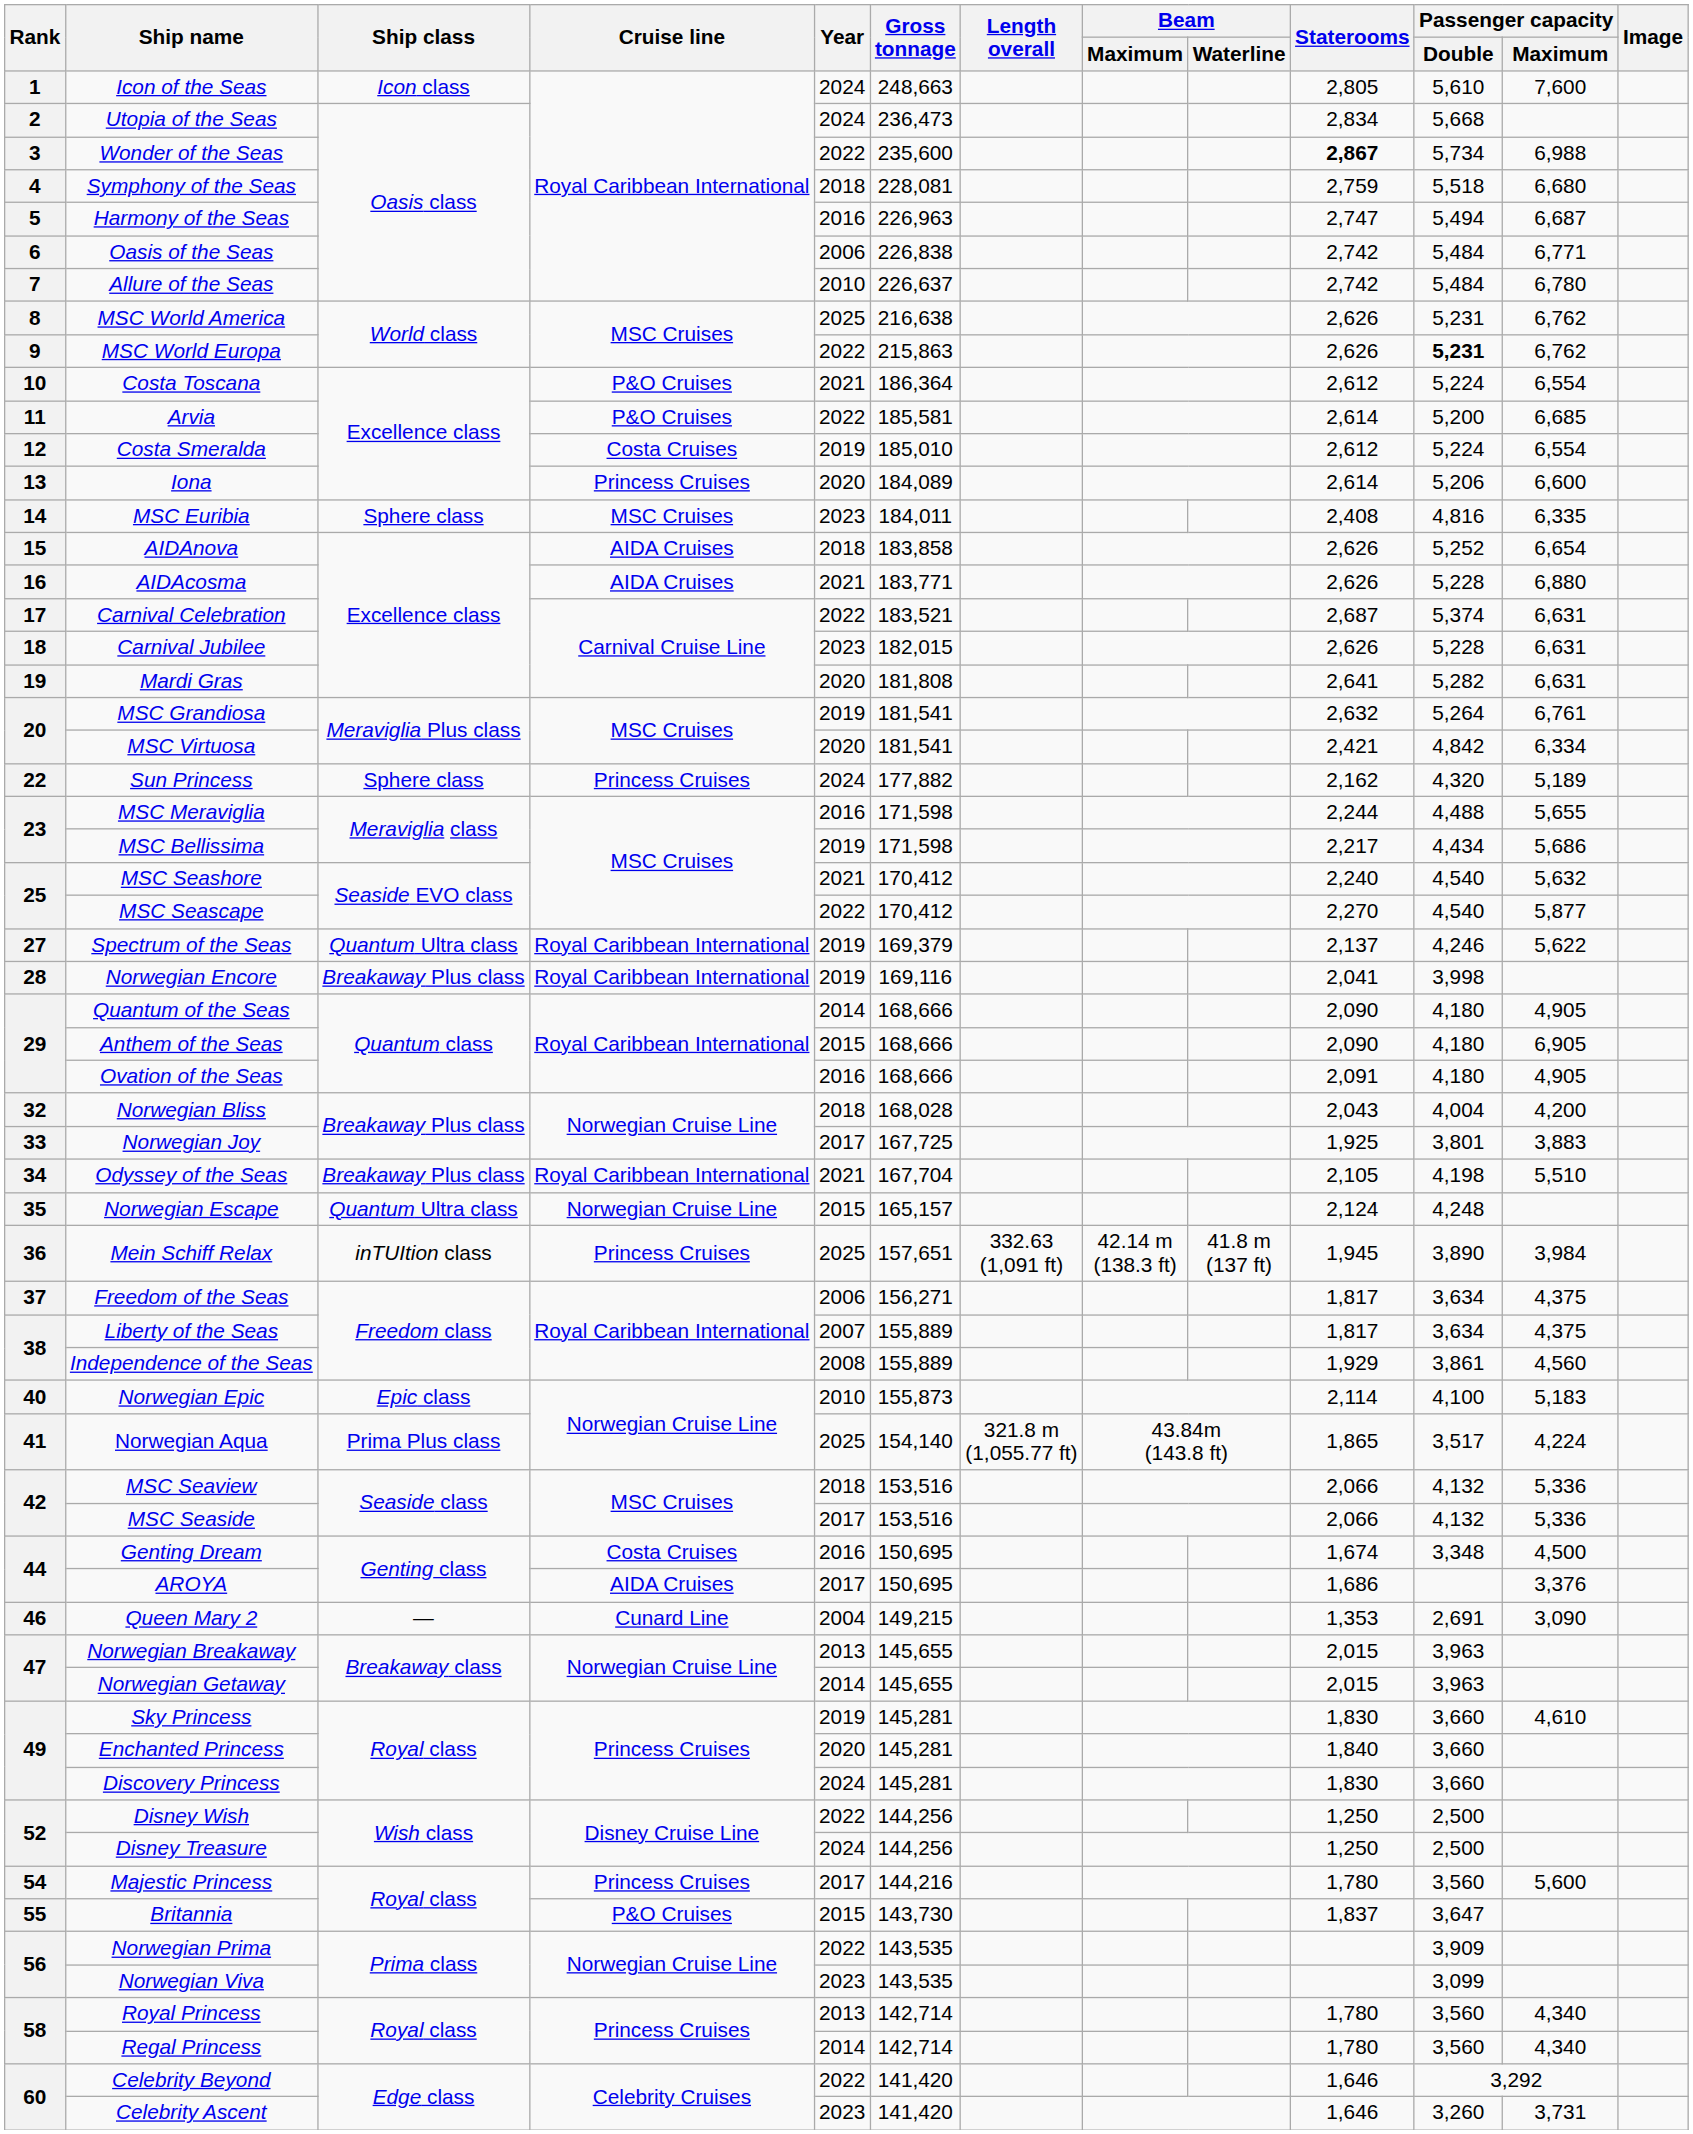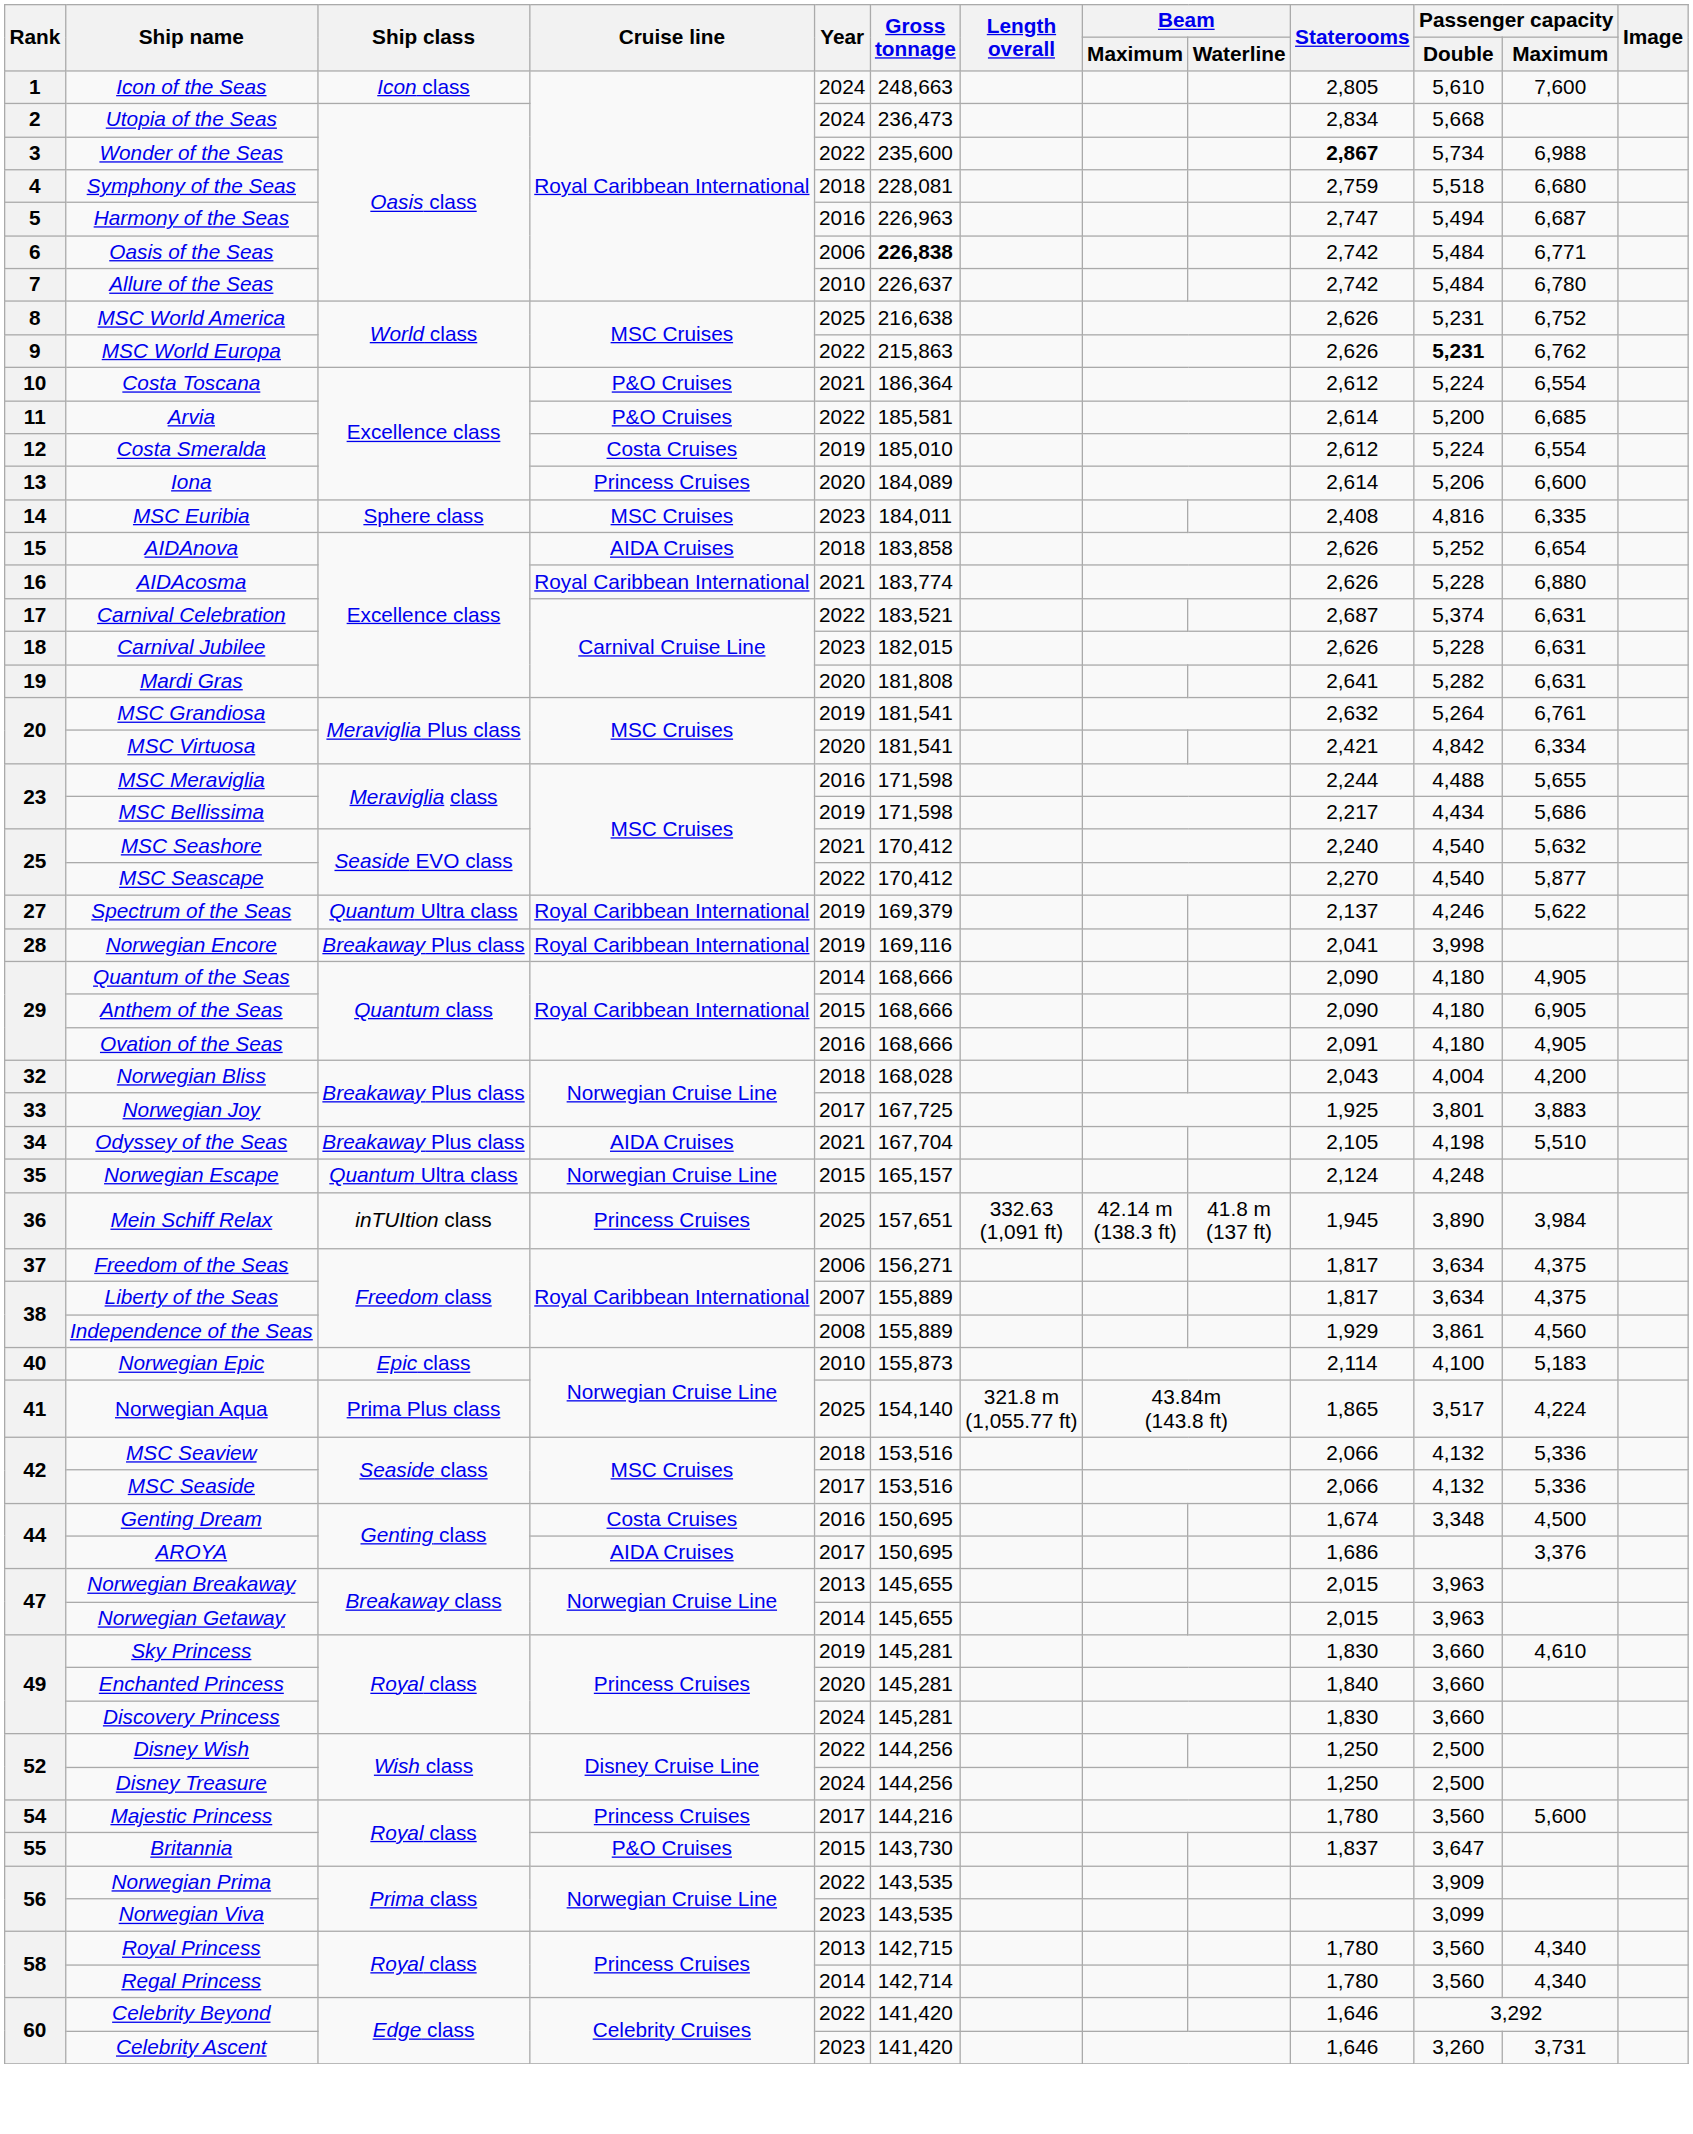(915, 251) normal -> (915, 251) bold
(1560, 317) 6,762 -> (1560, 317) 6,752
(672, 581) AIDA Cruises -> (672, 581) Royal Caribbean International
(915, 581) 183,771 -> (915, 581) 183,774
- row: (191, 779)
(672, 1175) Royal Caribbean International -> (672, 1142) AIDA Cruises
- row: (191, 1618)
(915, 2014) 142,714 -> (915, 1948) 142,715
